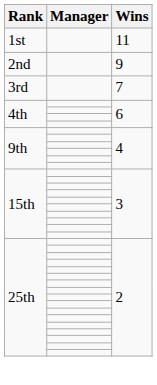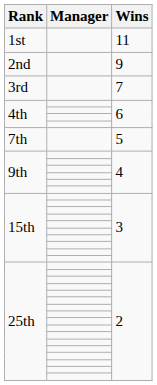+ row: (18, 139)
